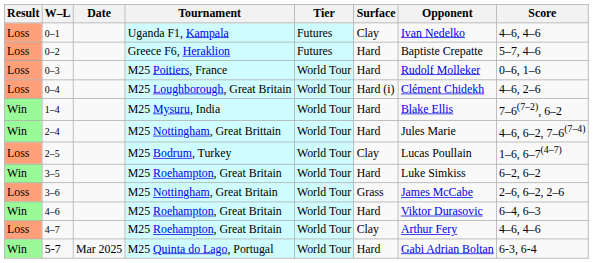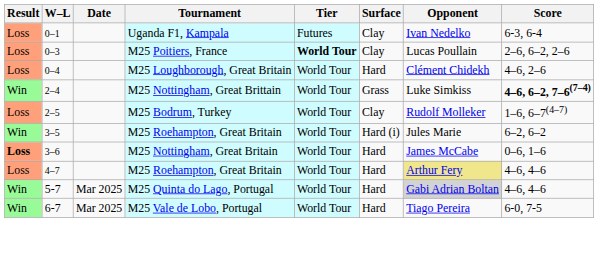(520, 32) 4–6, 4–6 -> (523, 32) 6-3, 6-4
- row: (52, 52)
(324, 70) normal -> (327, 51) bold
(368, 70) Hard -> (373, 51) Clay
(441, 70) Rudolf Molleker -> (442, 51) Lucas Poullain
(520, 70) 0–6, 1–6 -> (537, 51) 2–6, 6–2, 2–6
(376, 88) Hard (i) -> (374, 70) Hard
- row: (52, 110)
(368, 131) Hard -> (375, 90) Grass
(428, 131) Jules Marie -> (439, 90) Luke Simkiss
(542, 131) normal -> (548, 90) bold
(436, 153) Lucas Poullain -> (446, 112) Rudolf Molleker
(368, 173) Hard -> (381, 132) Hard (i)
(433, 173) Luke Simkiss -> (434, 132) Jules Marie
(18, 192) normal -> (19, 151) bold
(370, 192) Grass -> (374, 151) Hard
(532, 192) 2–6, 6–2, 2–6 -> (525, 151) 0–6, 1–6
- row: (52, 212)
(368, 230) Clay -> (374, 170) Hard
(429, 230) no background -> (434, 170) khaki background
(447, 248) no background -> (453, 189) lightgrey background
(518, 248) 6-3, 6-4 -> (525, 189) 4–6, 4–6
+ row: (53, 208)
